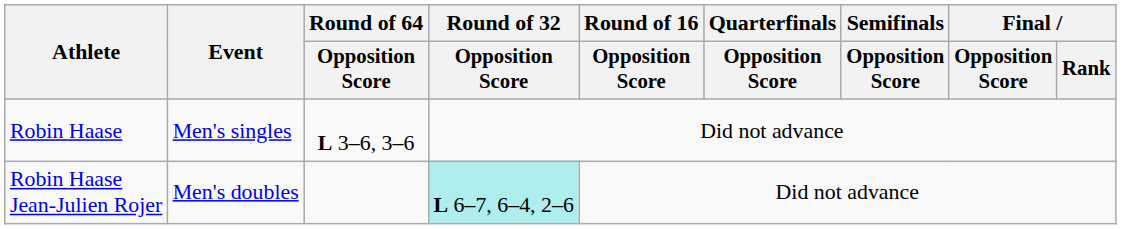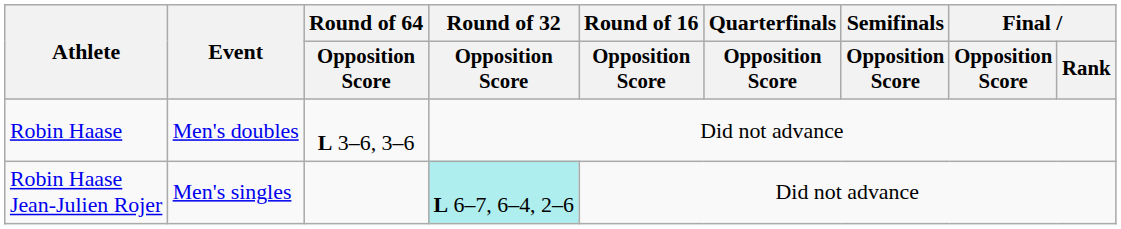(232, 130) Men's singles -> (236, 130) Men's doubles
(236, 192) Men's doubles -> (232, 192) Men's singles
